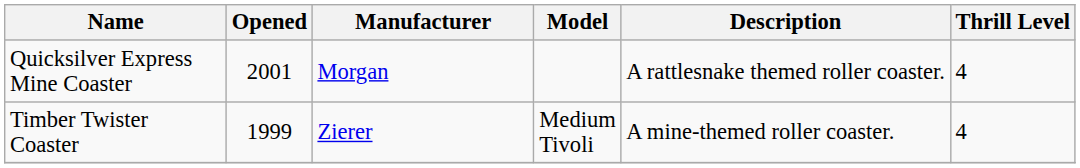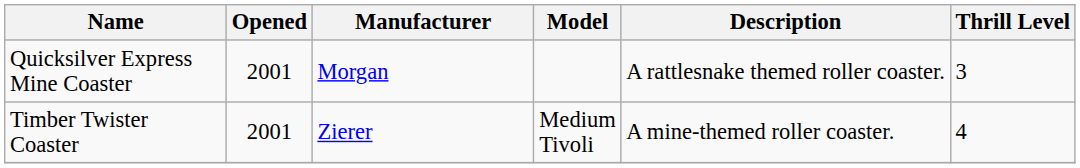(961, 70) 4 -> (961, 70) 3
(269, 132) 1999 -> (269, 132) 2001
